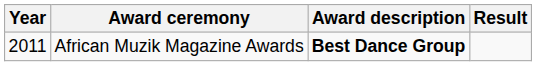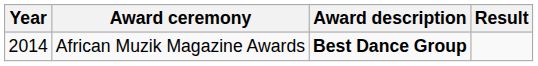(28, 46) 2011 -> (28, 46) 2014
